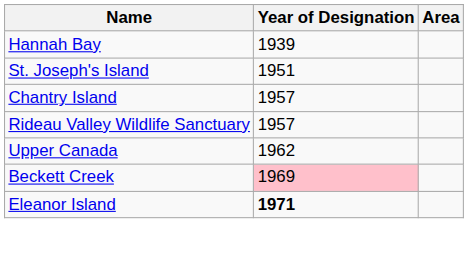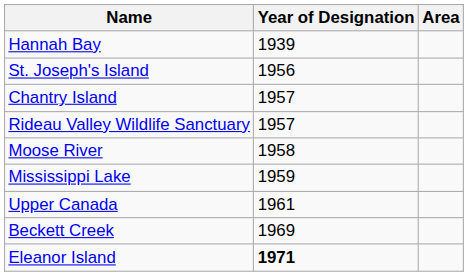(276, 71) 1951 -> (276, 71) 1956
+ row: (56, 151)
+ row: (70, 177)
(276, 151) 1962 -> (276, 204) 1961
(276, 177) pink background -> (276, 230) no background
